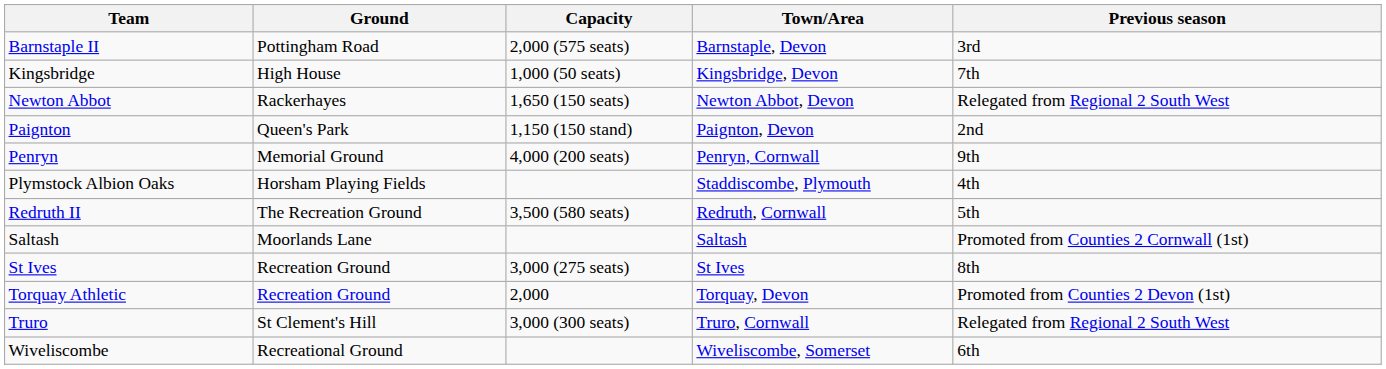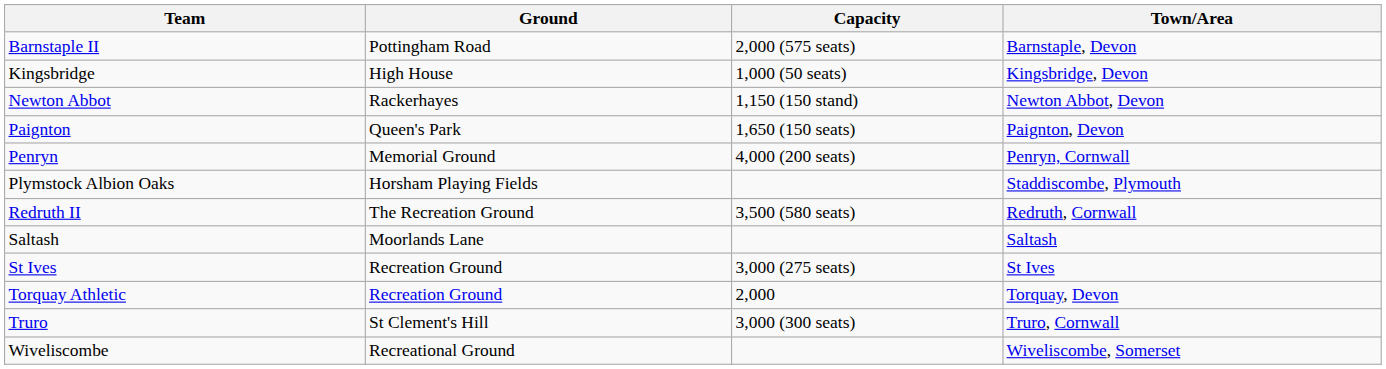- column: (1167, 18)
(569, 101) 1,650 (150 seats) -> (797, 101) 1,150 (150 stand)
(571, 128) 1,150 (150 stand) -> (795, 128) 1,650 (150 seats)
